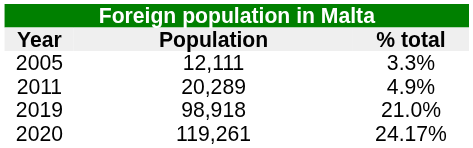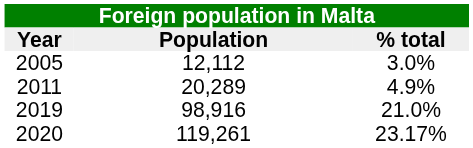(214, 63) 12,111 -> (214, 63) 12,112
(411, 63) 3.3% -> (411, 63) 3.0%
(214, 110) 98,918 -> (214, 110) 98,916
(411, 133) 24.17% -> (411, 133) 23.17%
